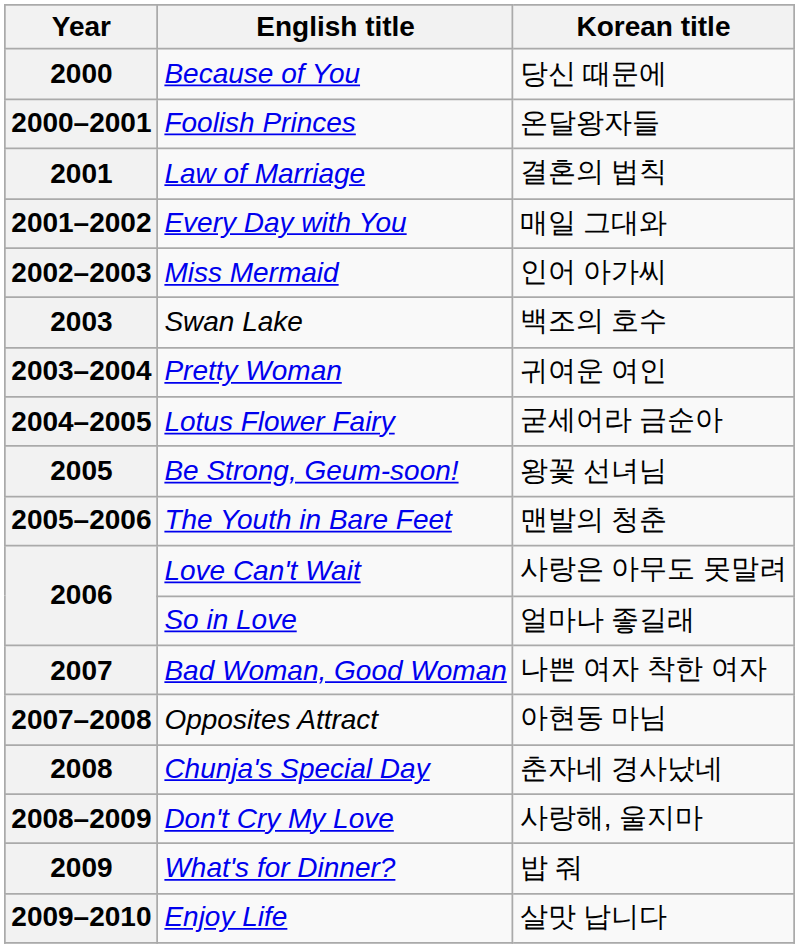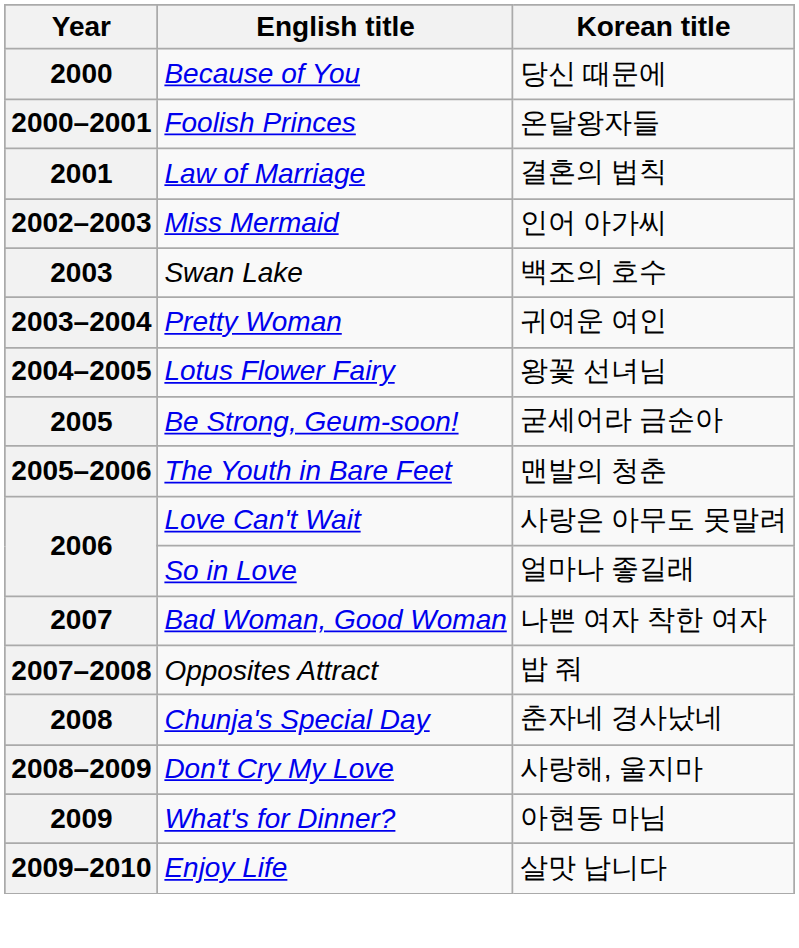- row: (81, 222)
(622, 420) 굳세어라 금순아 -> (594, 370) 왕꽃 선녀님
(594, 470) 왕꽃 선녀님 -> (622, 420) 굳세어라 금순아
(594, 718) 아현동 마님 -> (552, 668) 밥 줘
(552, 867) 밥 줘 -> (594, 817) 아현동 마님
